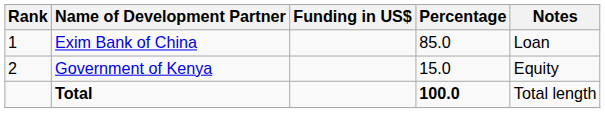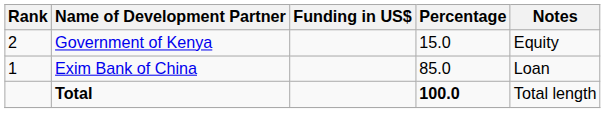rows swapped: (126, 42) <-> (134, 68)
